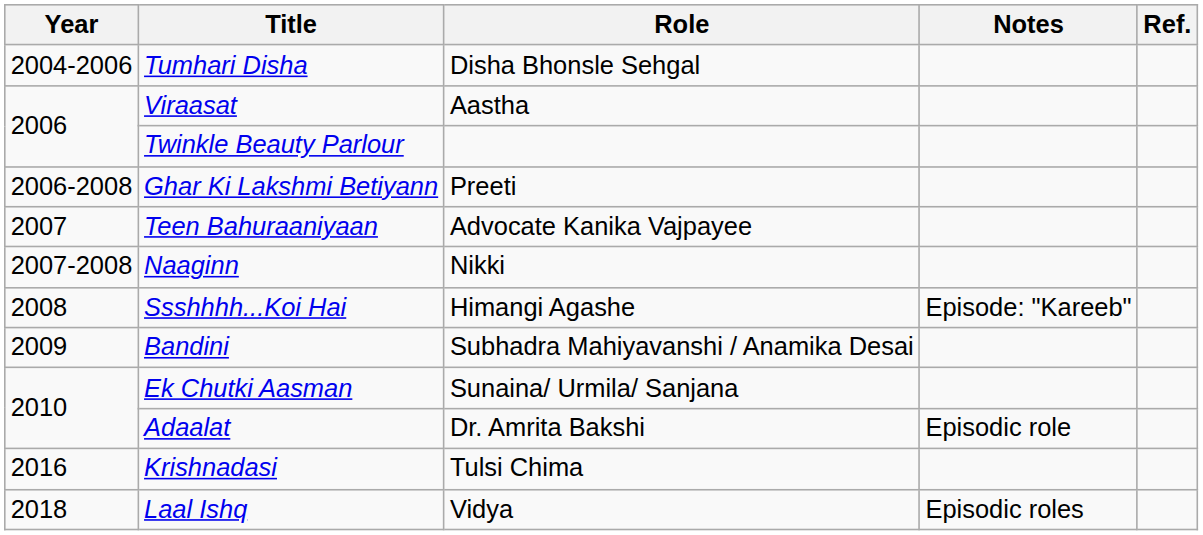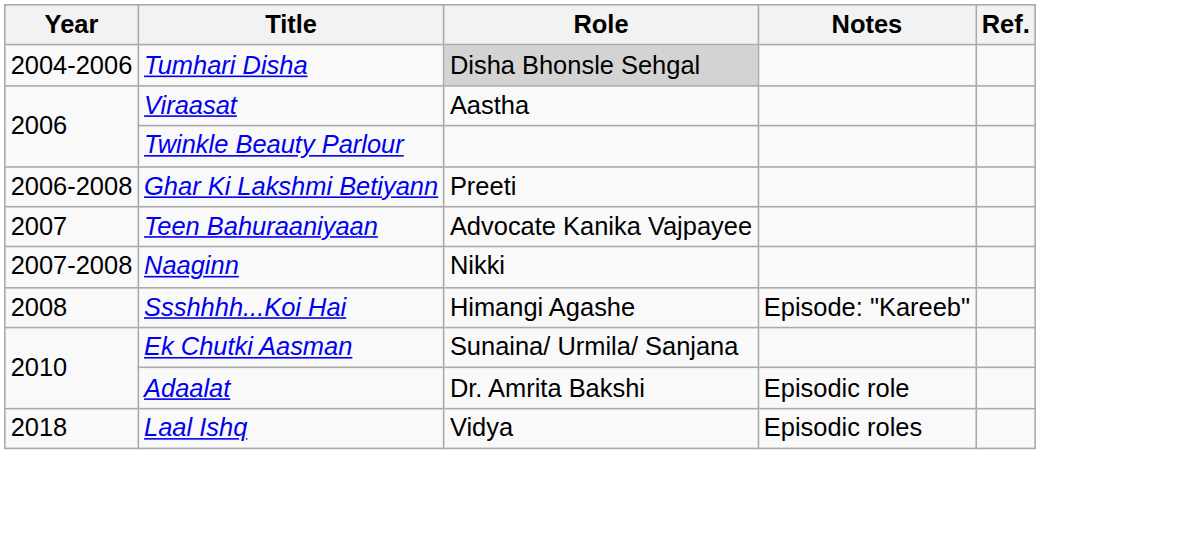(575, 65) no background -> (575, 65) lightgrey background
- row: (186, 347)
- row: (211, 468)
